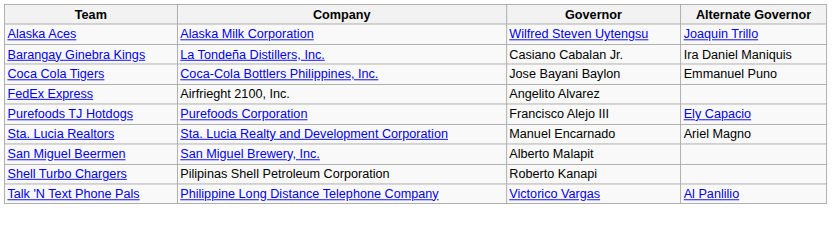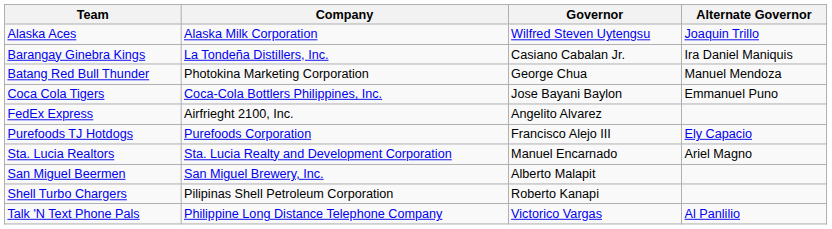+ row: (78, 74)
